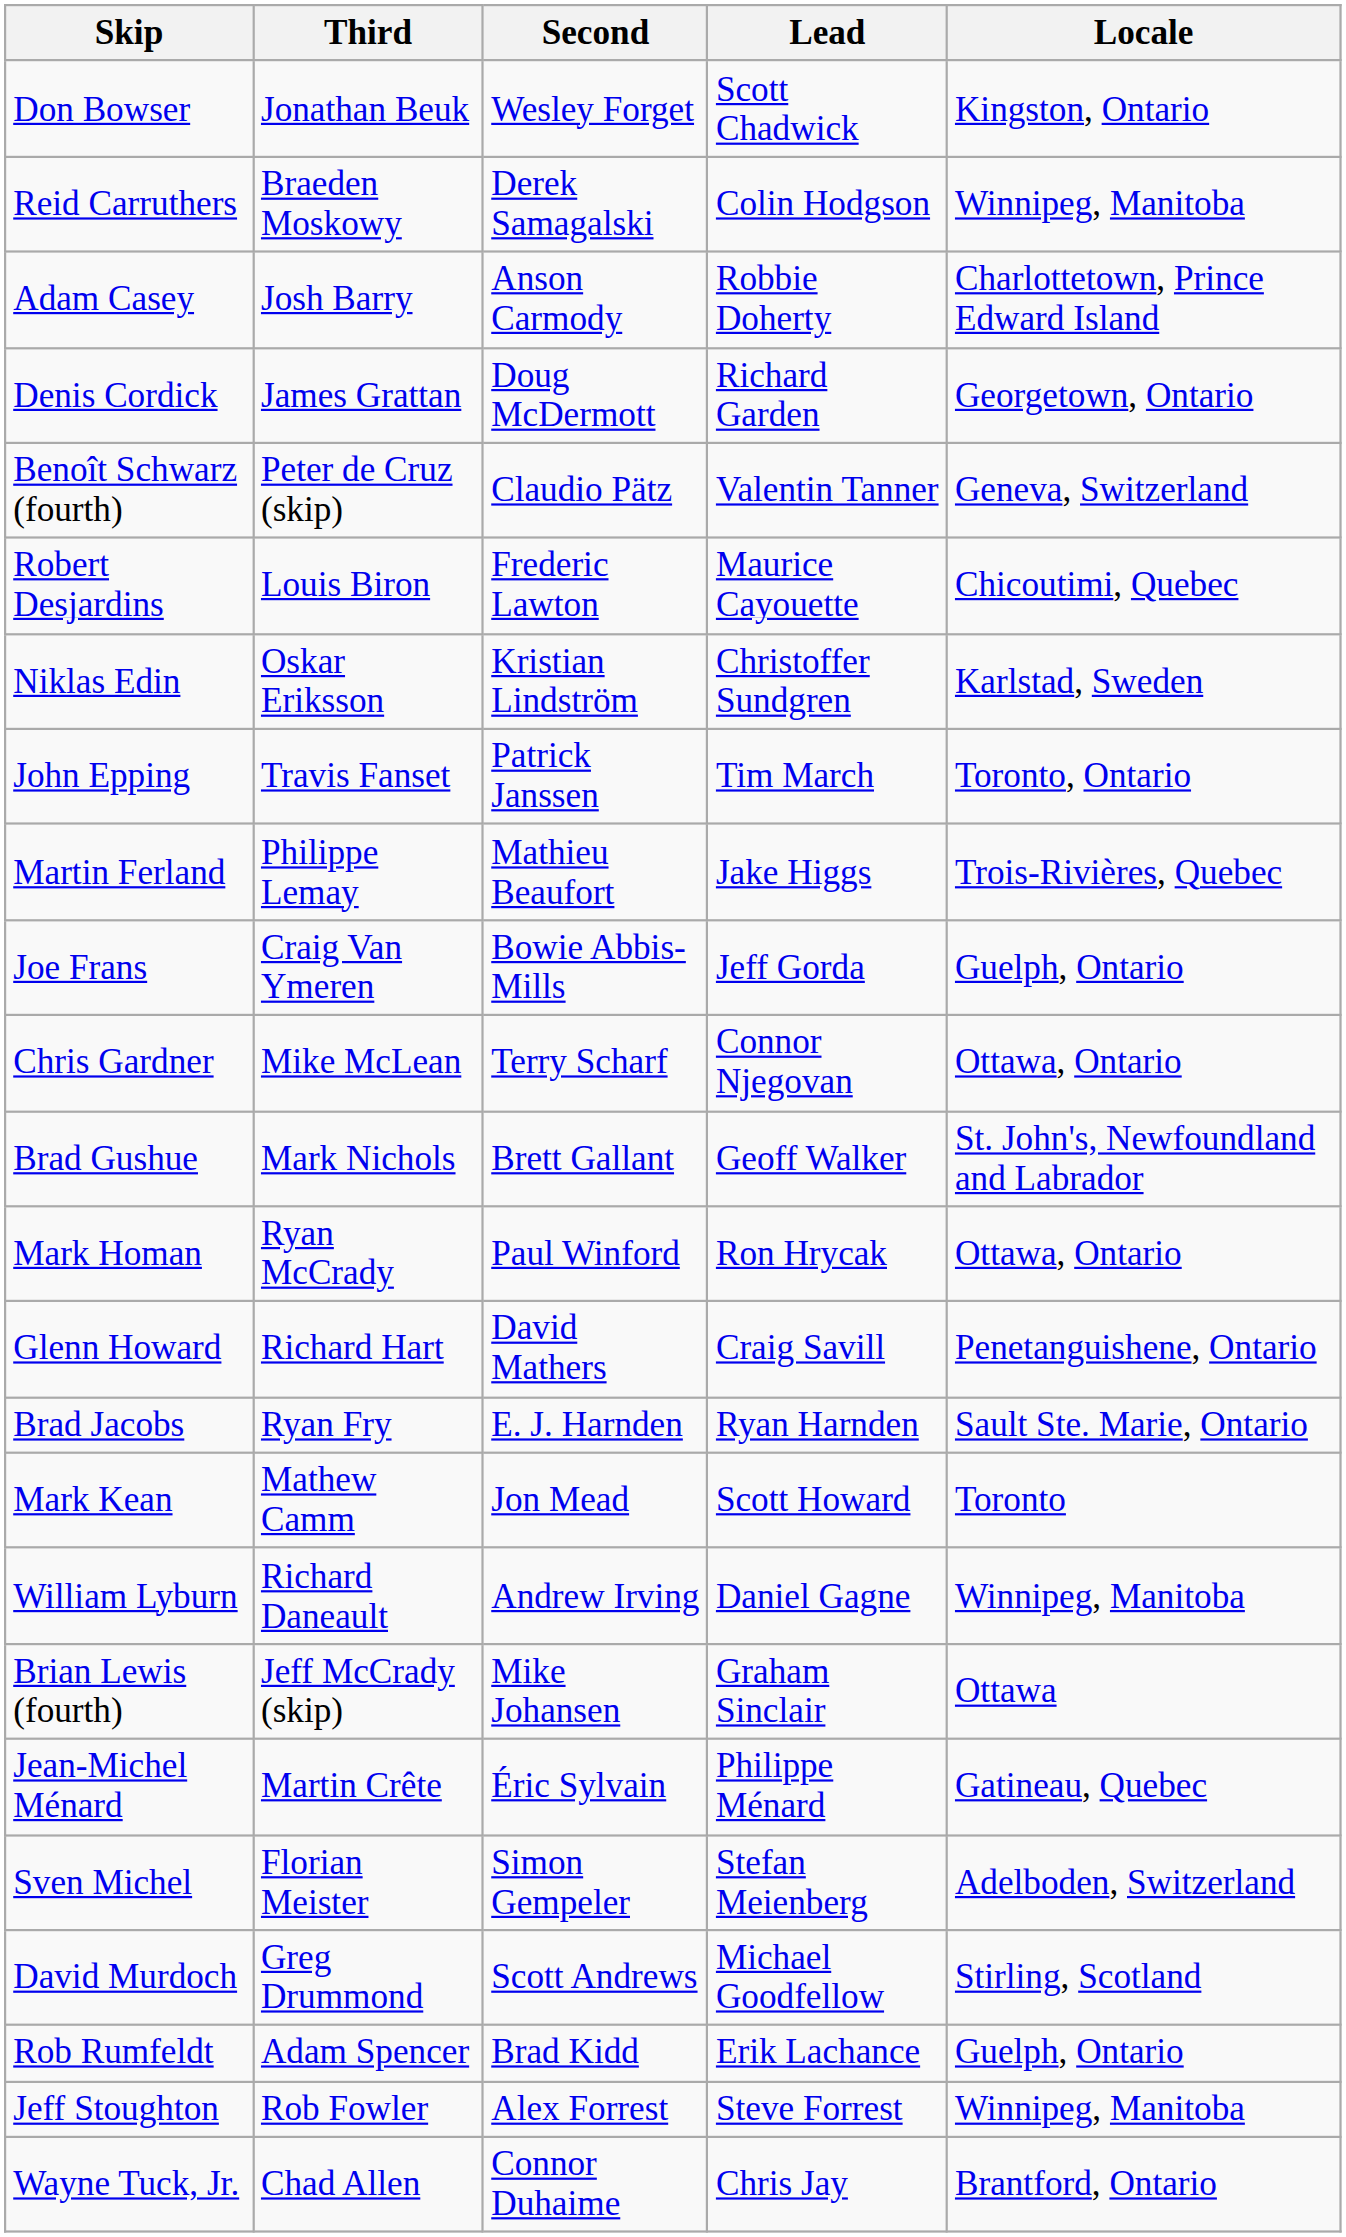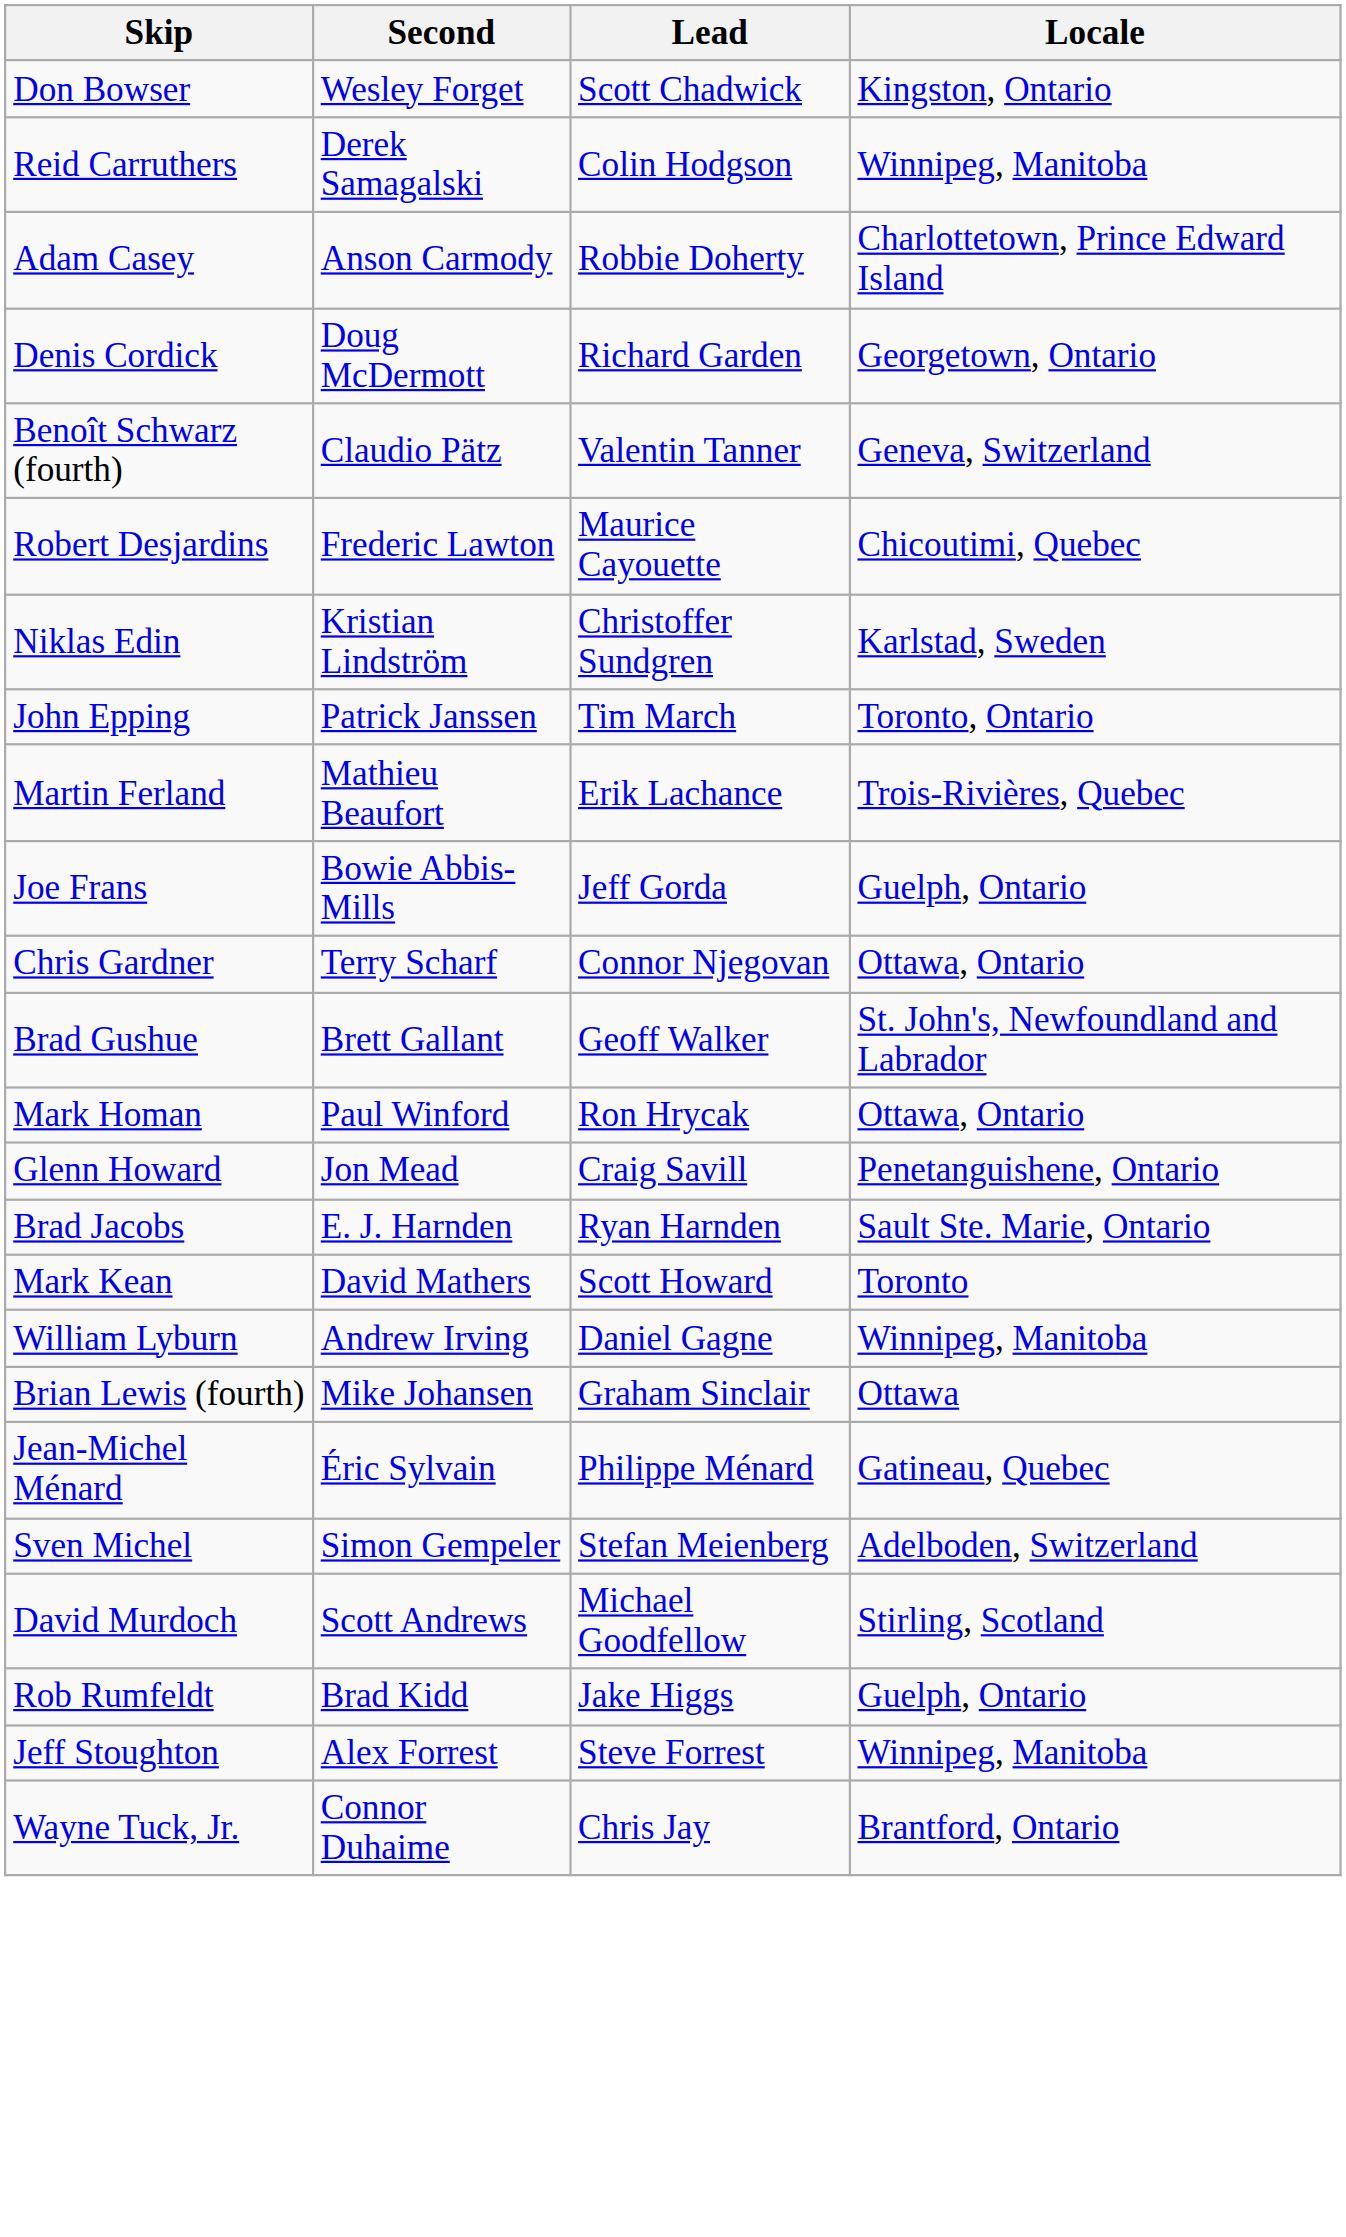- column: (368, 32)
(794, 871) Jake Higgs -> (680, 792) Erik Lachance
(549, 1348) David Mathers -> (390, 1170) Jon Mead
(560, 1499) Jon Mead -> (426, 1282) David Mathers
(818, 2052) Erik Lachance -> (656, 1696) Jake Higgs
